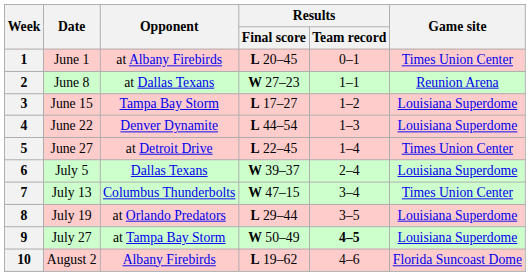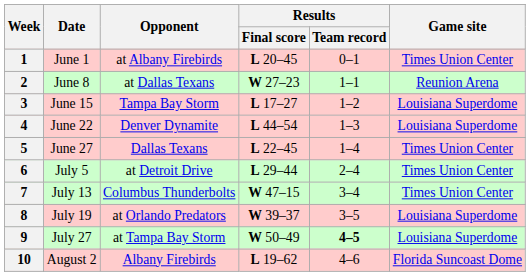(169, 148) at Detroit Drive -> (169, 148) Dallas Texans
(169, 170) Dallas Texans -> (169, 170) at Detroit Drive
(274, 170) W 39–37 -> (274, 170) L 29–44
(457, 170) Louisiana Superdome -> (457, 170) Times Union Center
(274, 215) L 29–44 -> (274, 215) W 39–37
